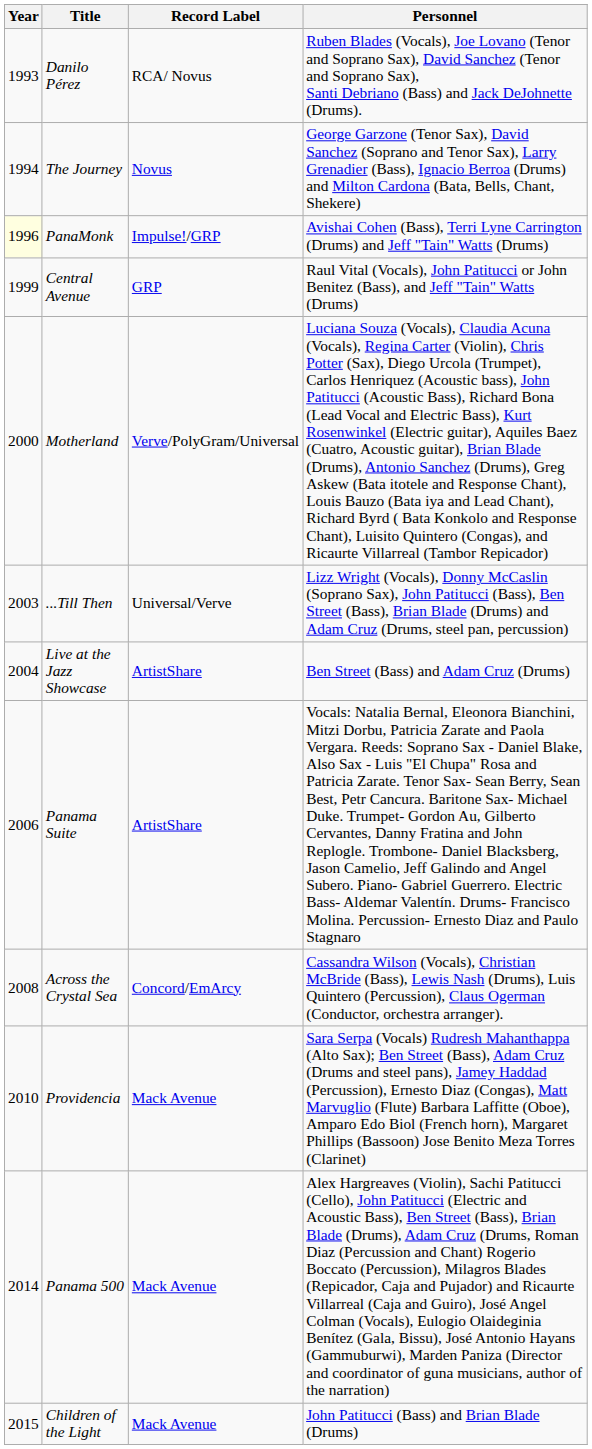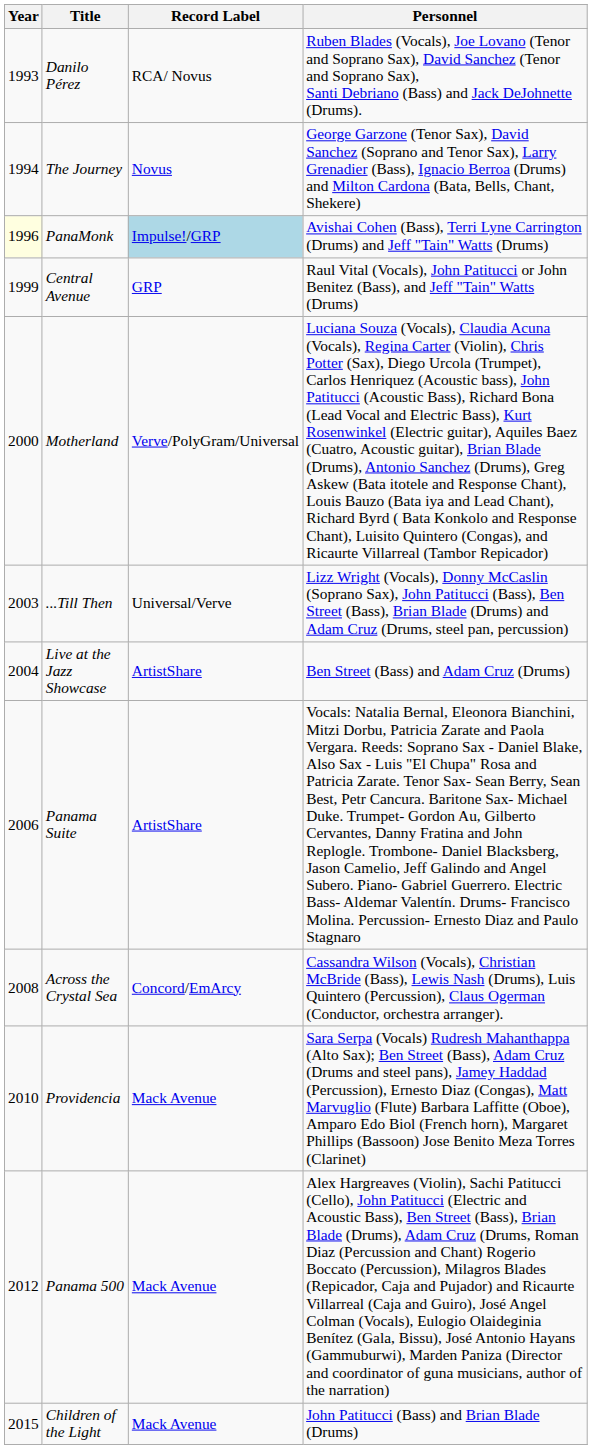(176, 236) no background -> (176, 236) lightblue background
(23, 1286) 2014 -> (23, 1286) 2012
